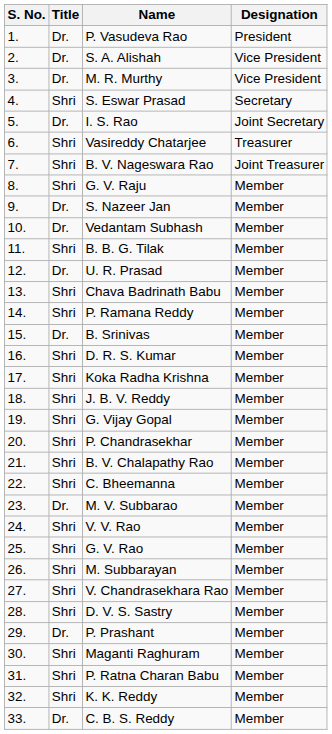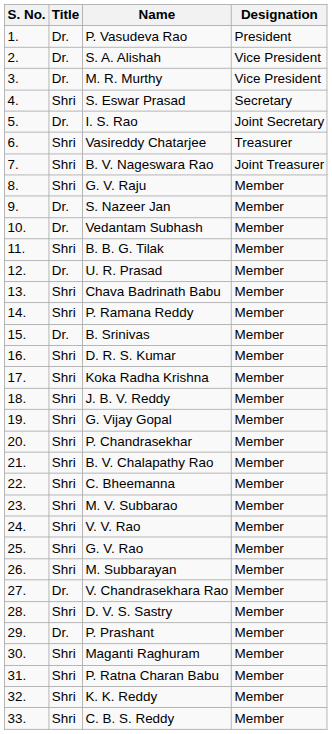(60, 505) Dr. -> (64, 505) Shri
(64, 590) Shri -> (60, 590) Dr.
(60, 718) Dr. -> (64, 718) Shri
